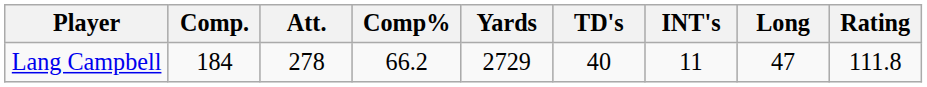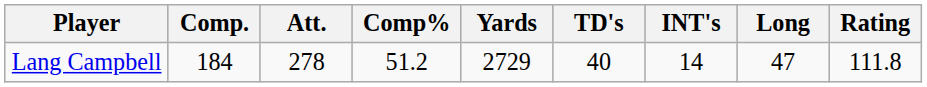(407, 61) 66.2 -> (407, 61) 51.2
(691, 61) 11 -> (691, 61) 14
